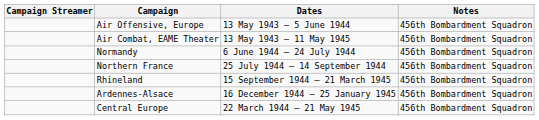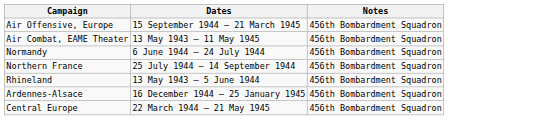- column: (50, 11)
(287, 25) 13 May 1943 – 5 June 1944 -> (216, 25) 15 September 1944 – 21 March 1945
(307, 80) 15 September 1944 – 21 March 1945 -> (196, 80) 13 May 1943 – 5 June 1944
